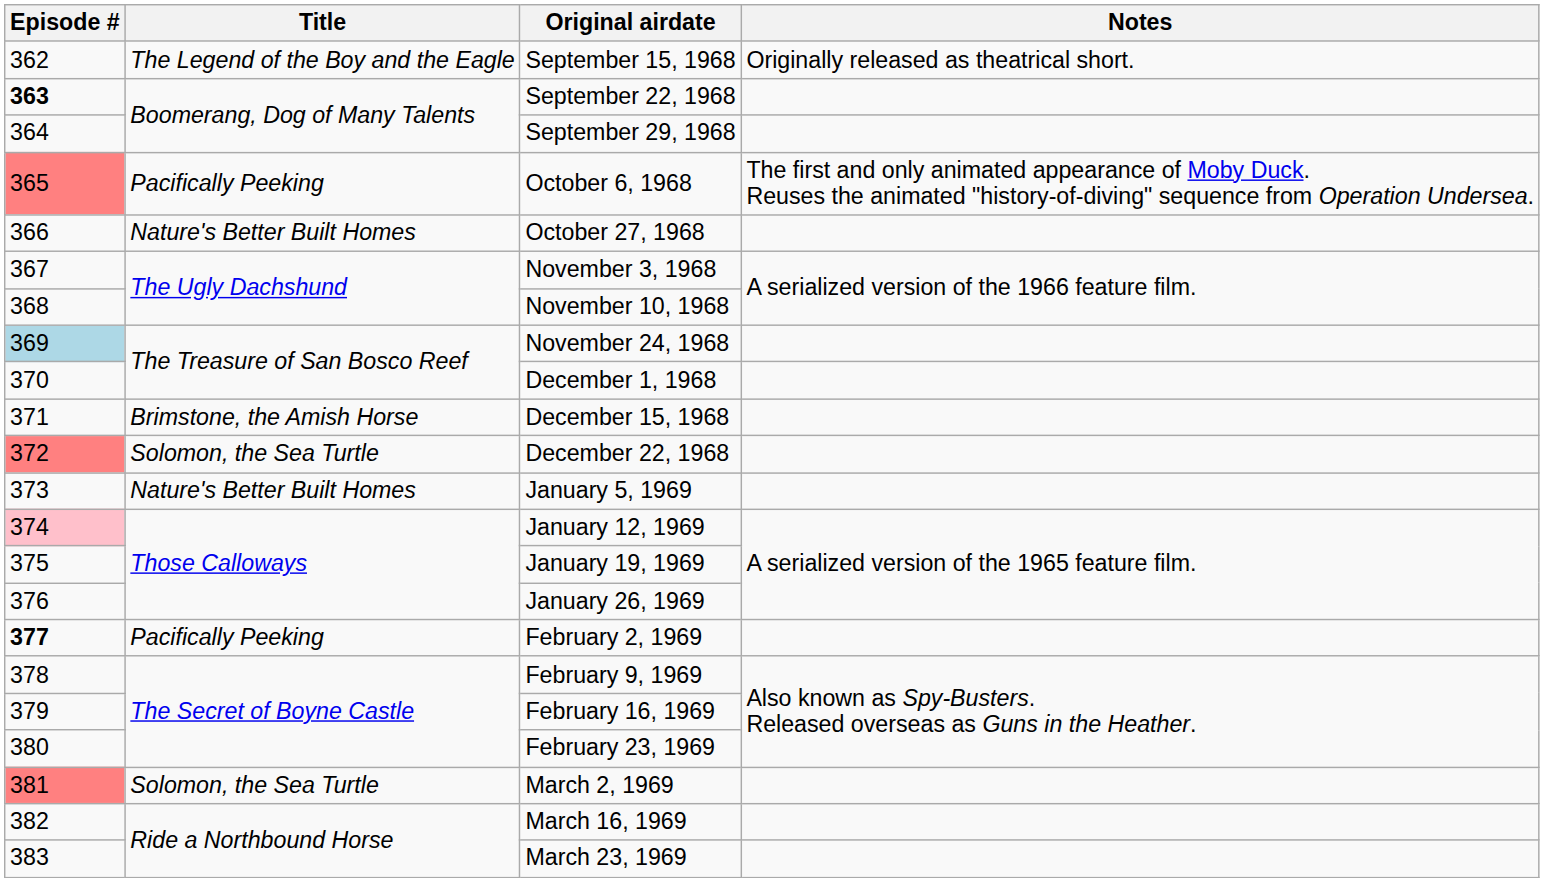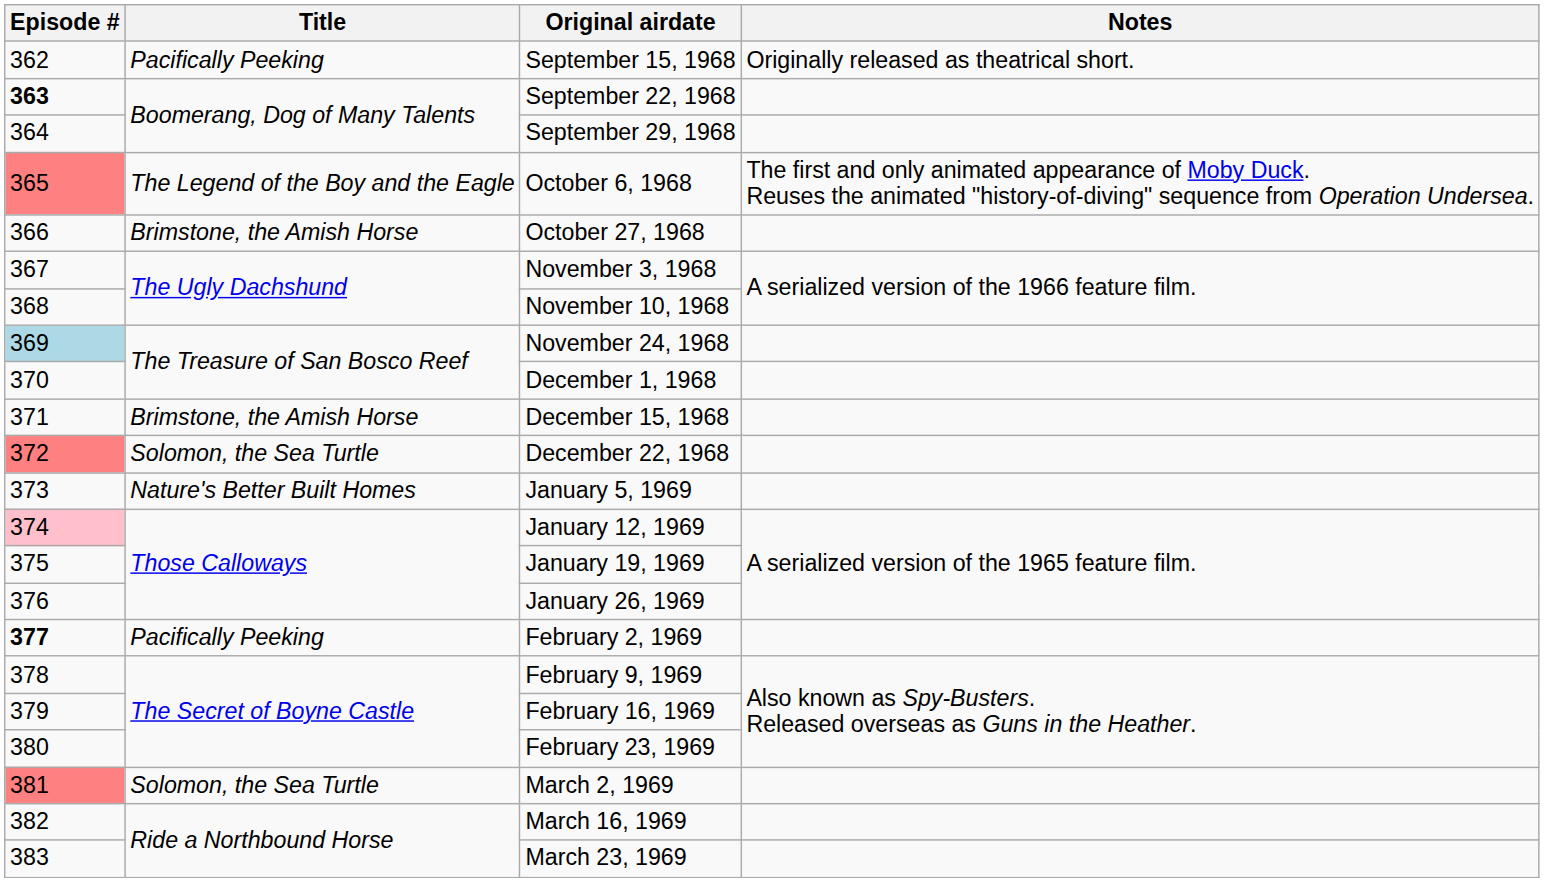(323, 59) The Legend of the Boy and the Eagle -> (227, 59) Pacifically Peeking
(227, 183) Pacifically Peeking -> (323, 183) The Legend of the Boy and the Eagle
(273, 232) Nature's Better Built Homes -> (274, 232) Brimstone, the Amish Horse
